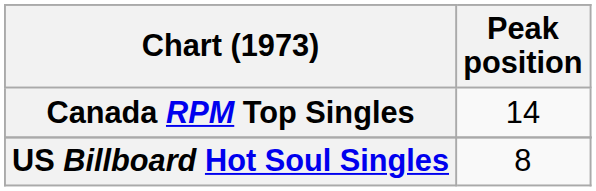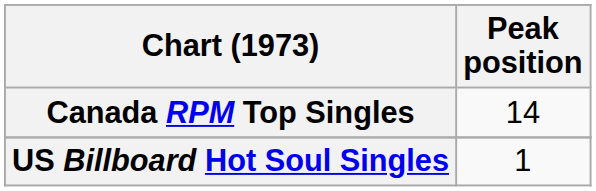(523, 160) 8 -> (523, 160) 1
